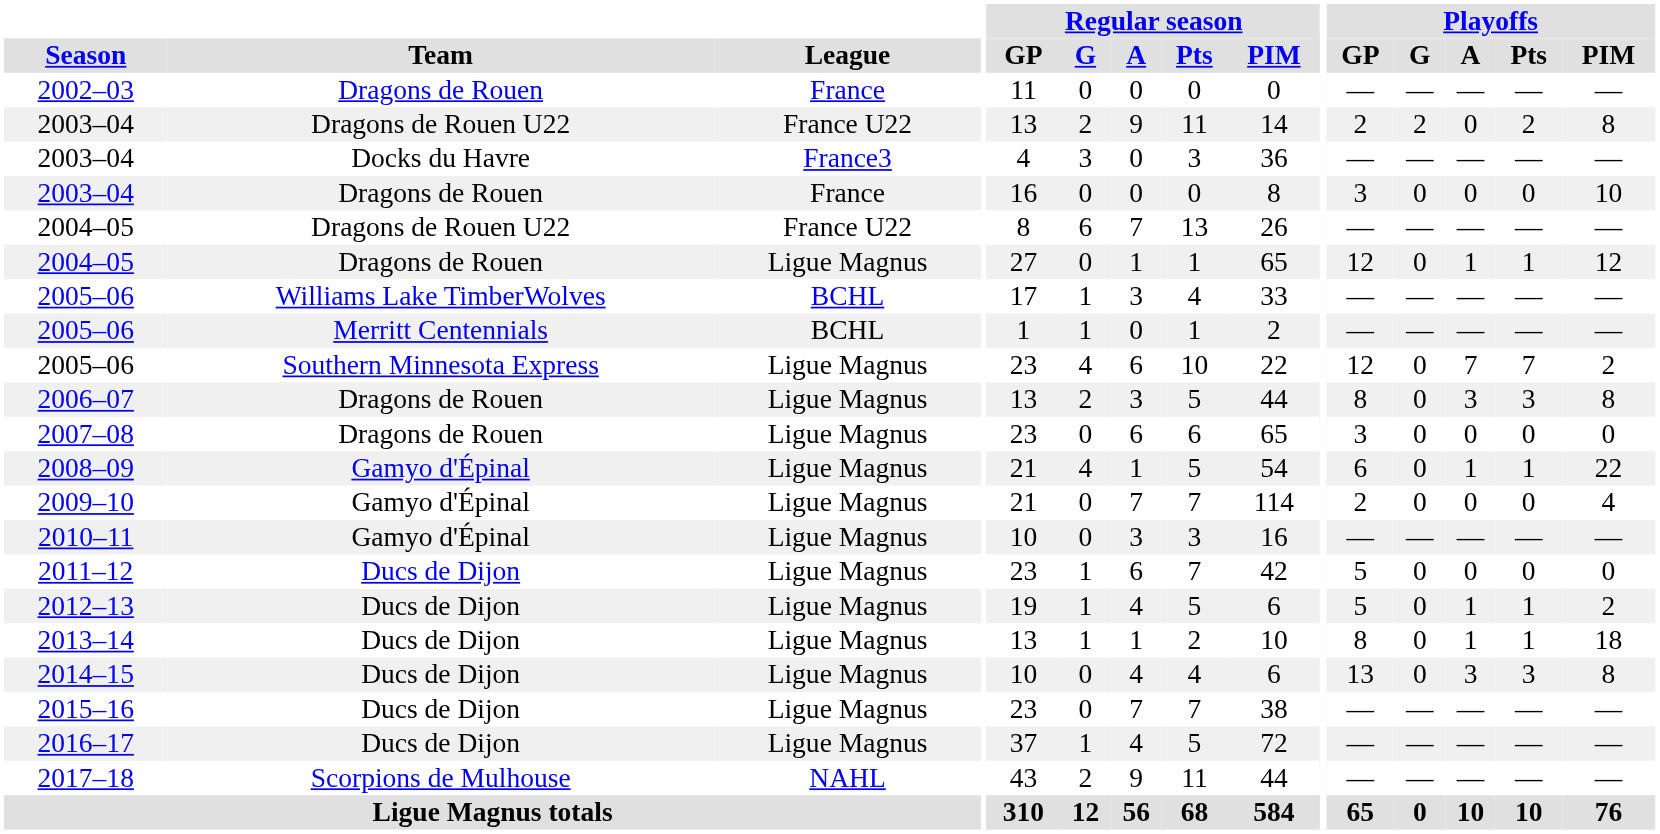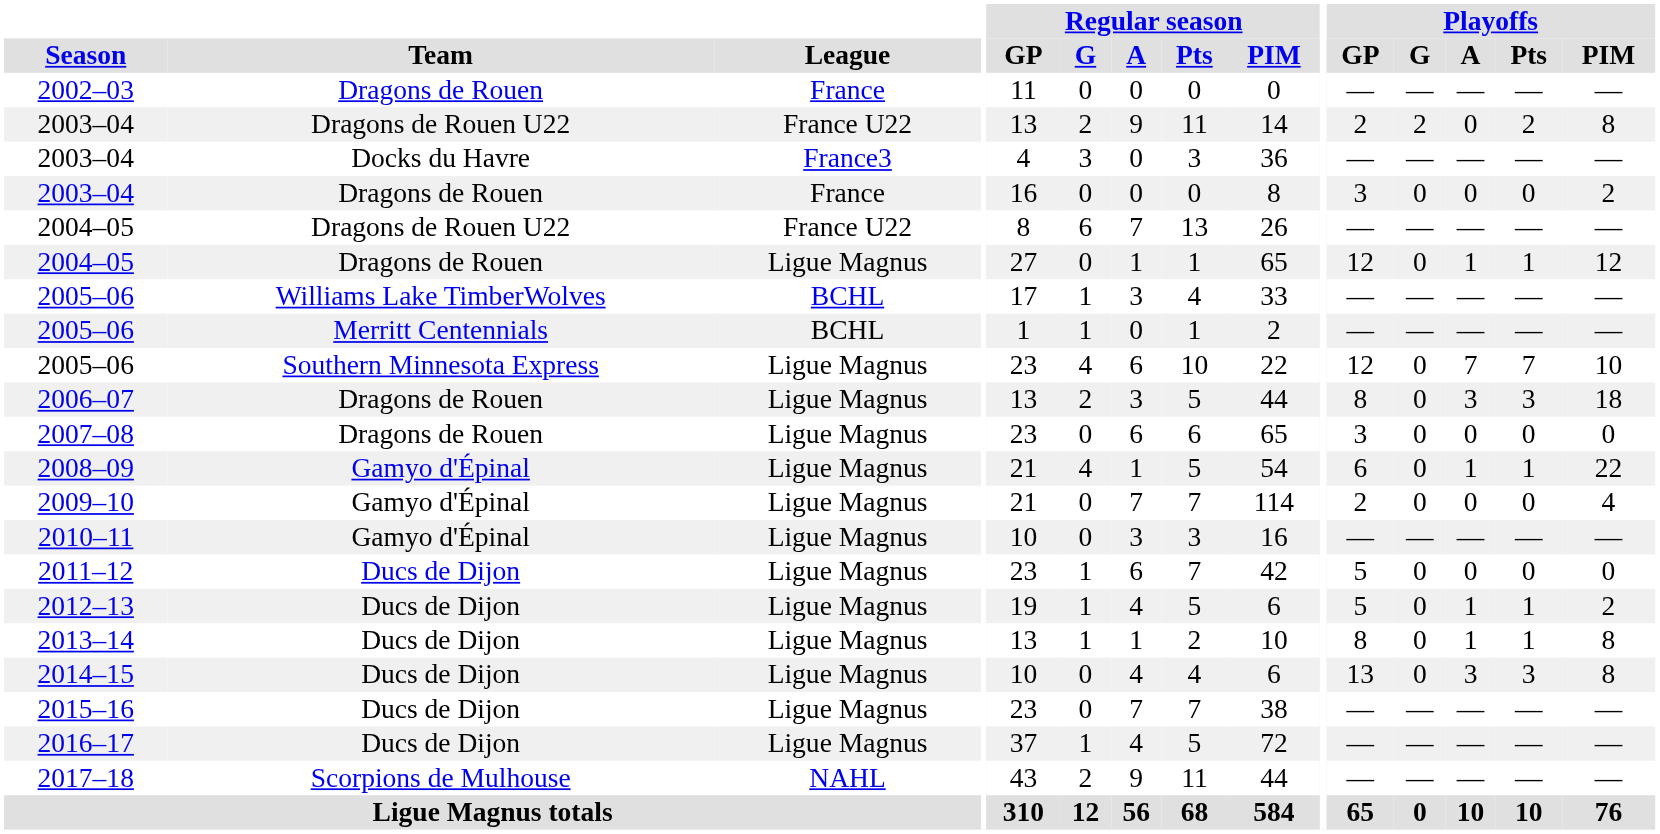(1608, 192) 10 -> (1608, 192) 2
(1608, 364) 2 -> (1608, 364) 10
(1608, 399) 8 -> (1608, 399) 18
(1608, 640) 18 -> (1608, 640) 8
